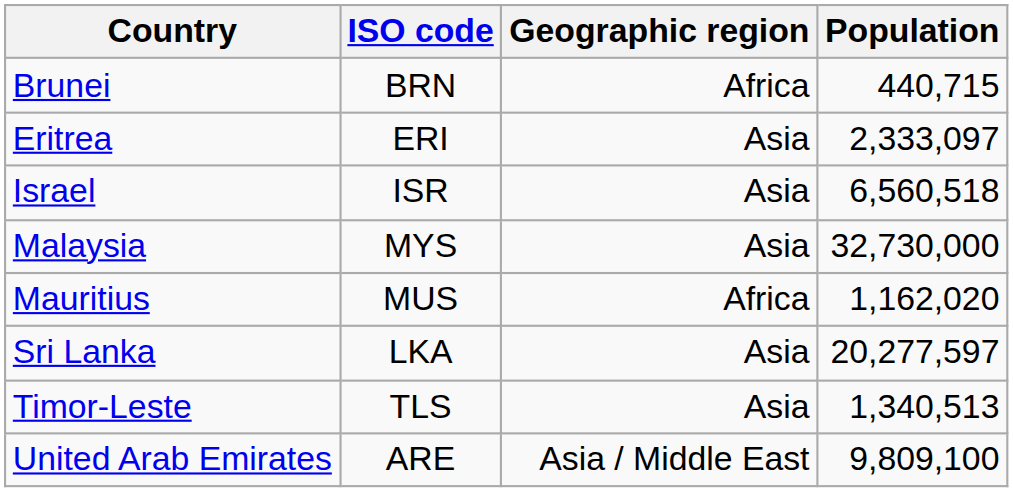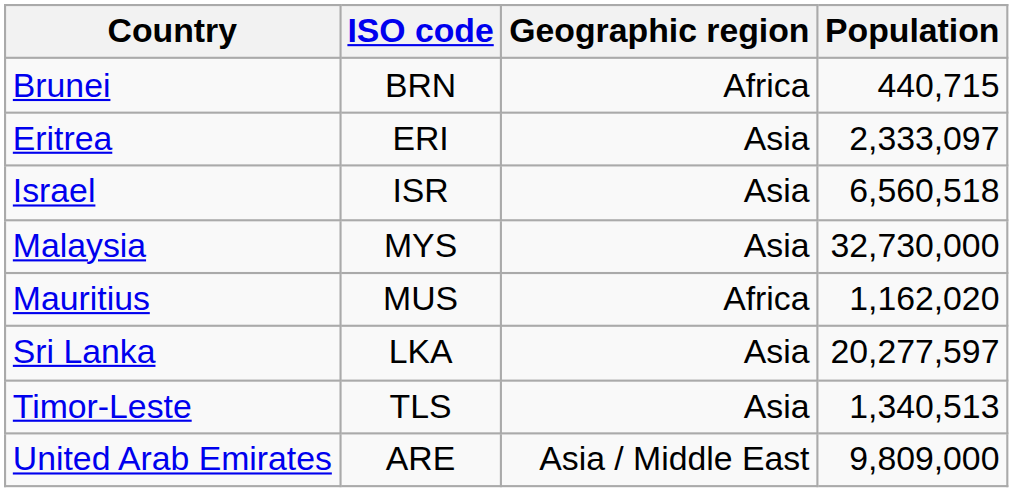(924, 459) 9,809,100 -> (924, 459) 9,809,000
